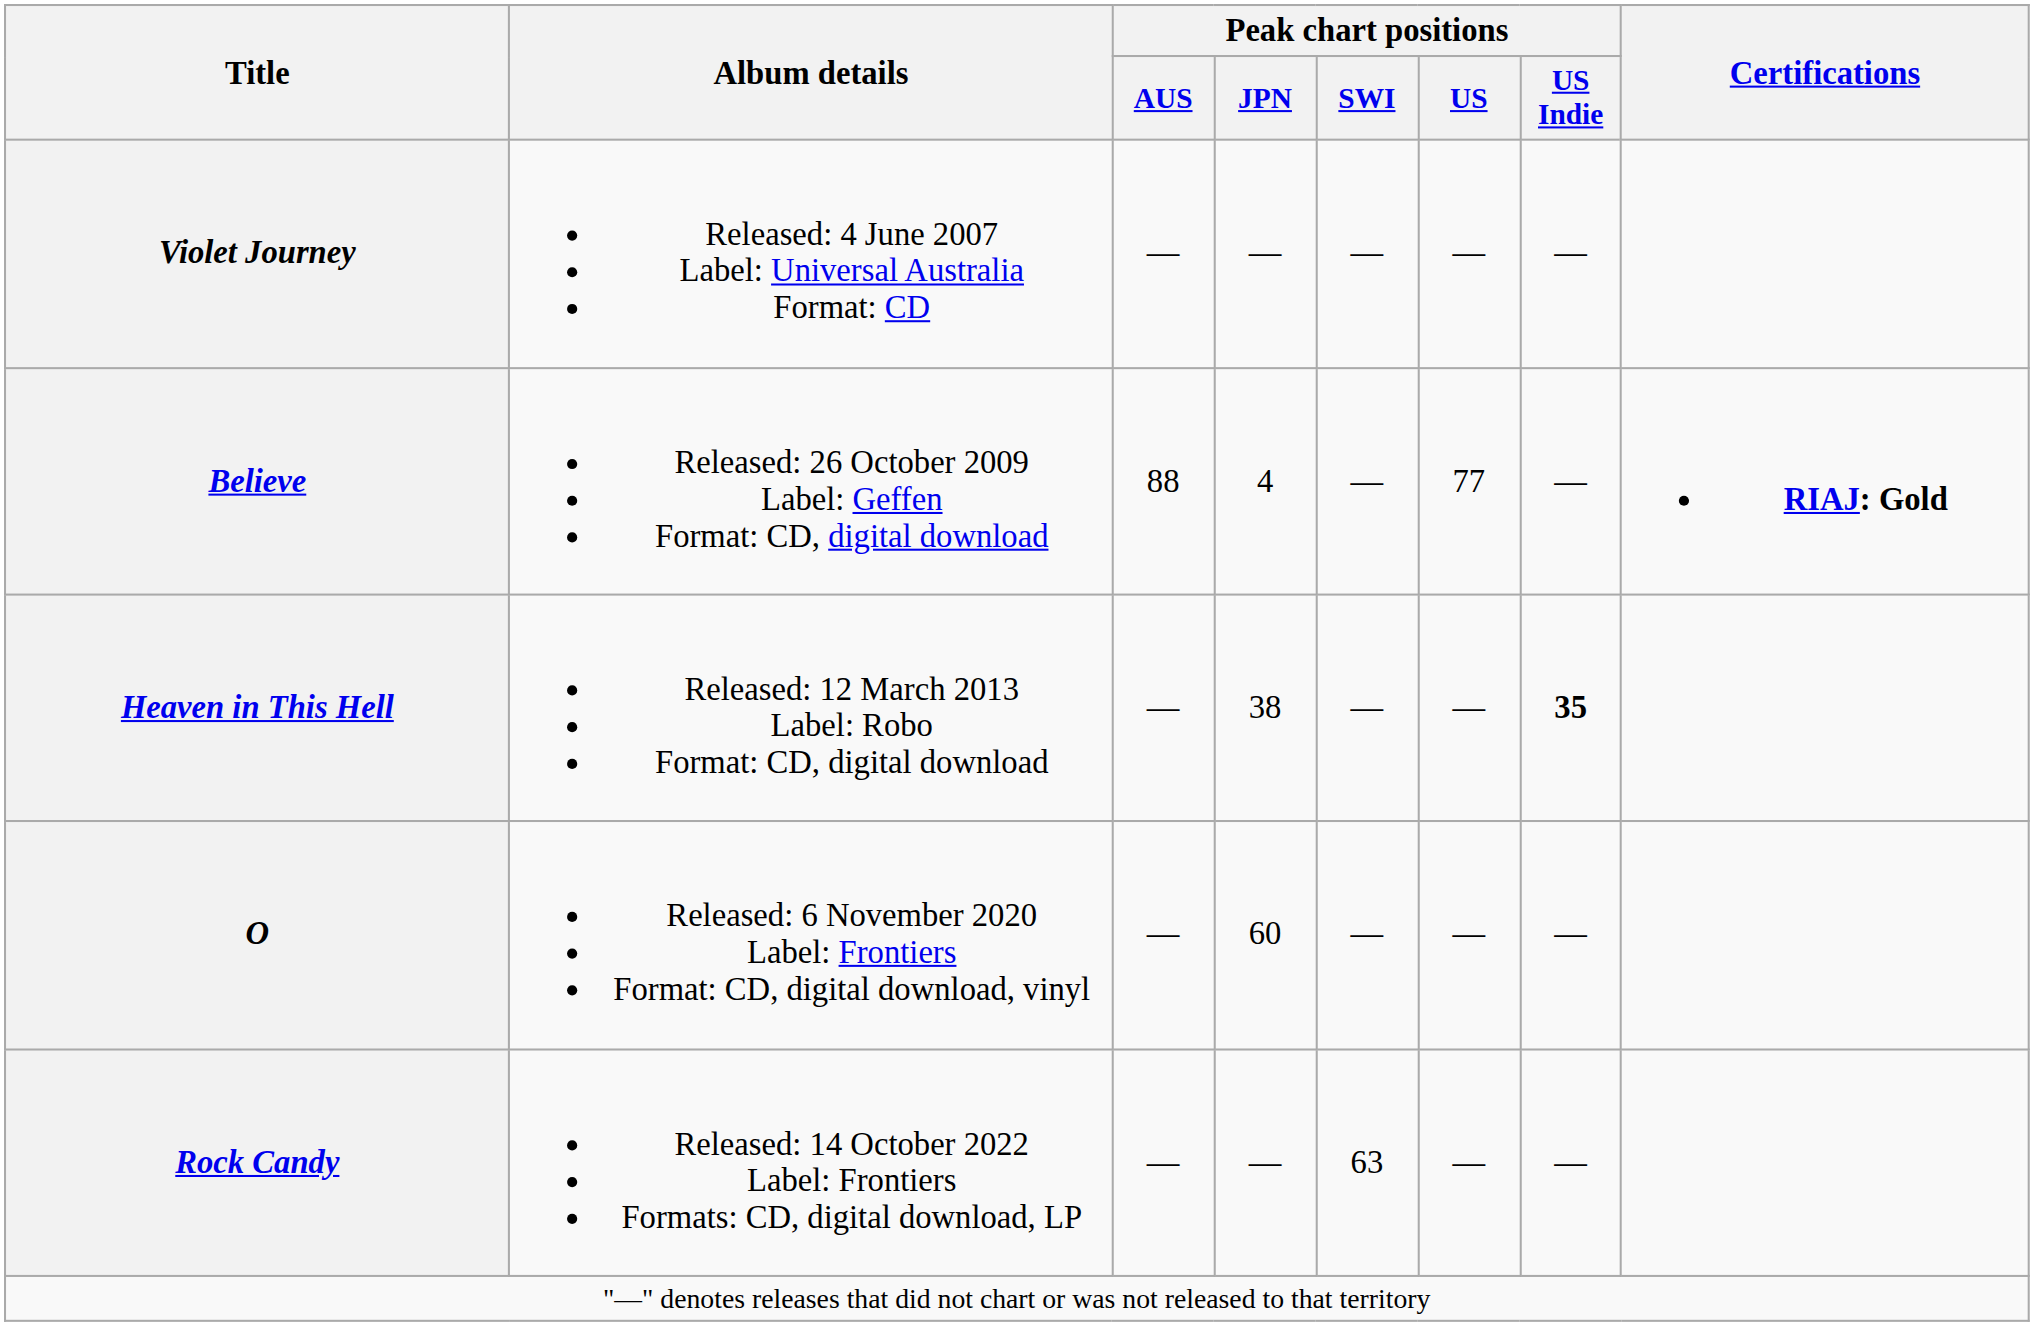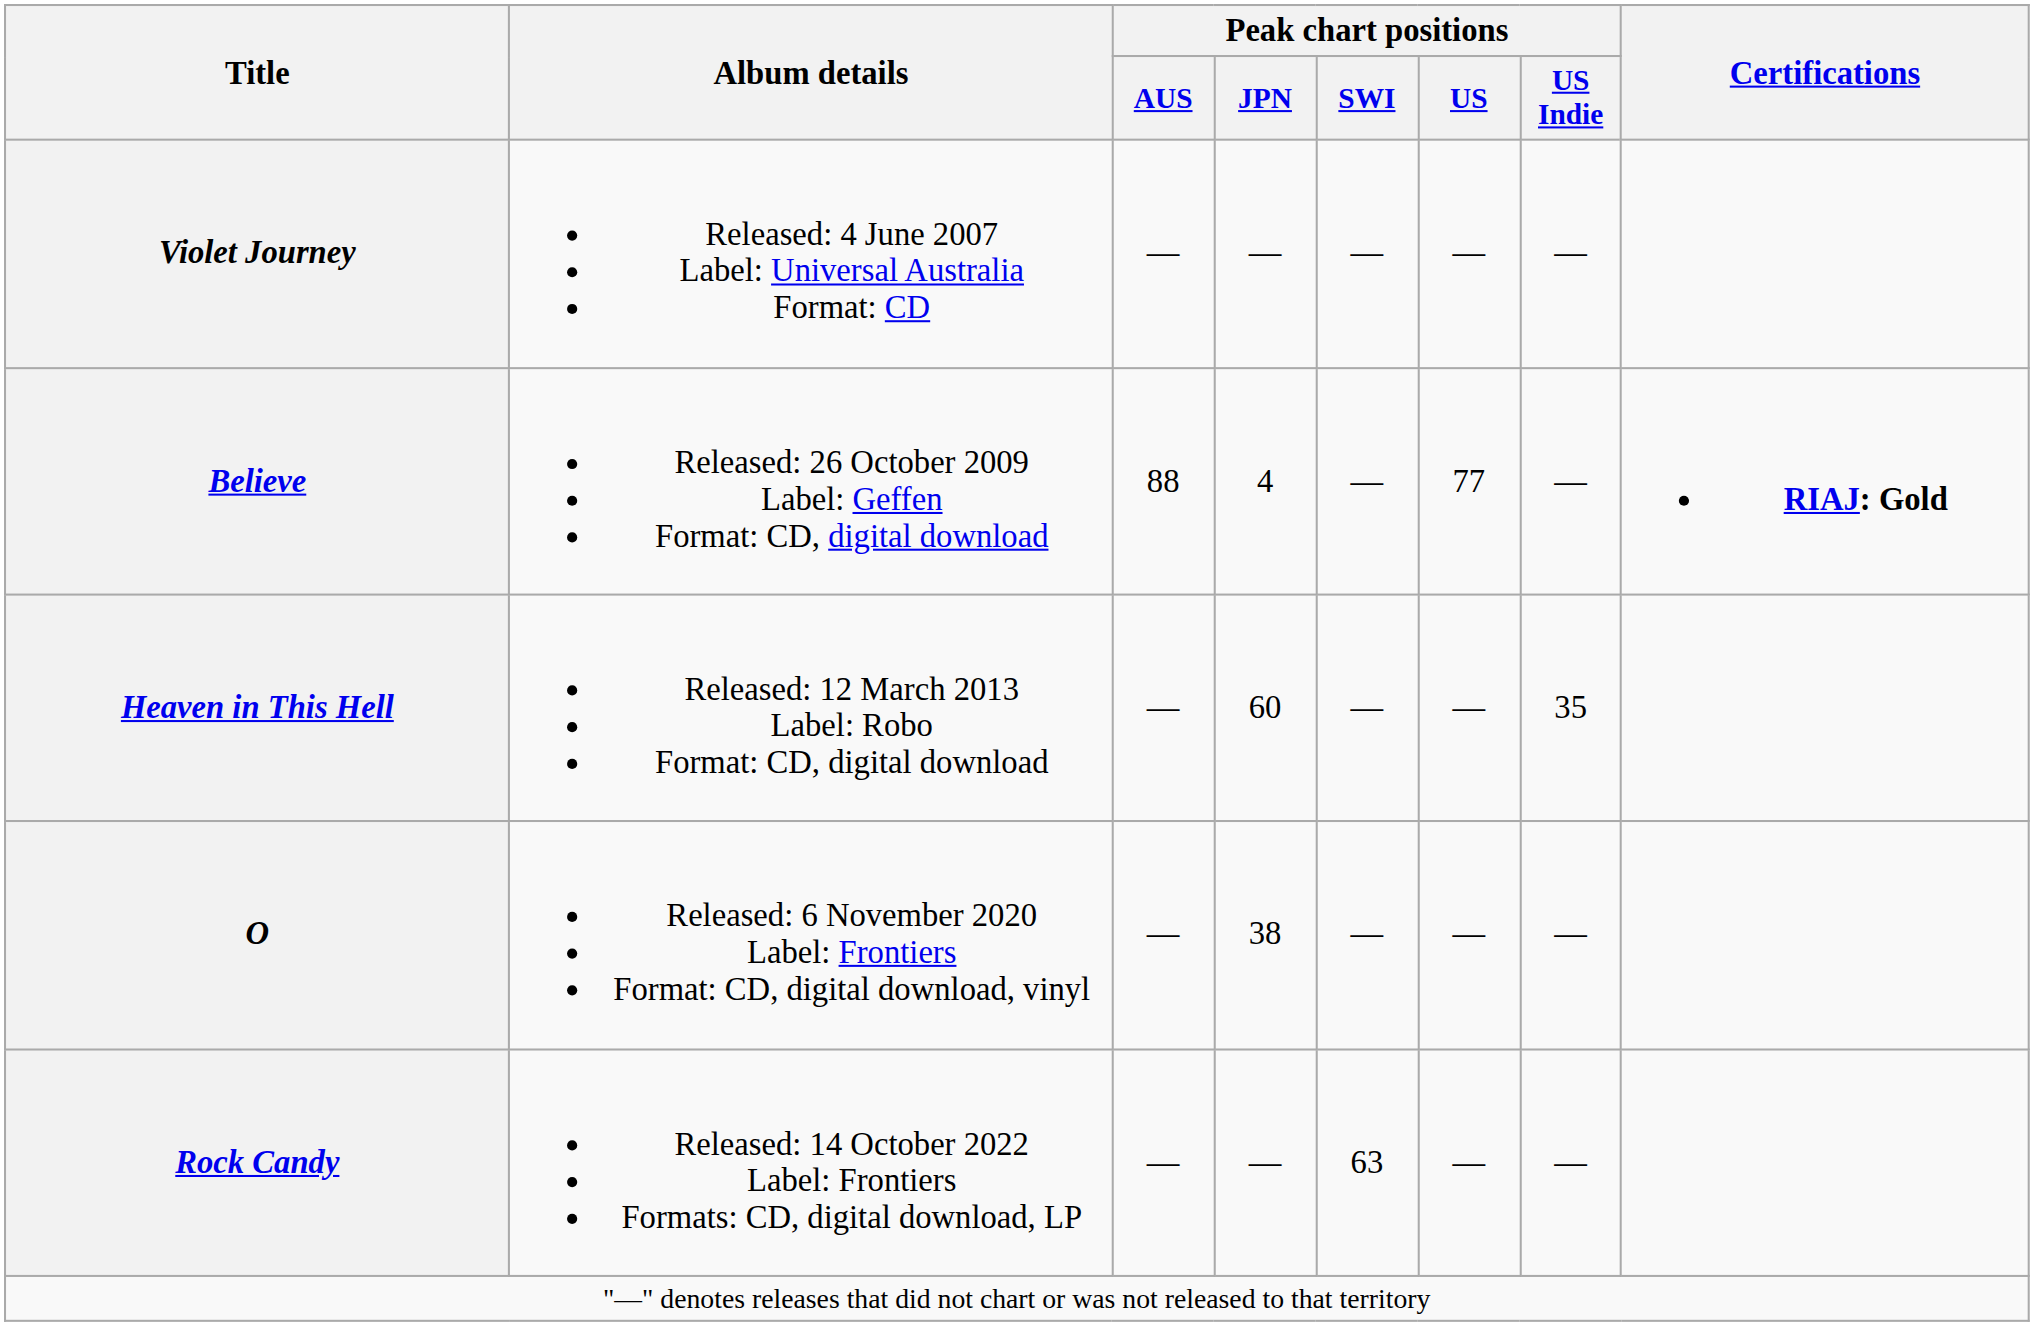(1265, 707) 38 -> (1265, 707) 60
(1571, 707) bold -> (1571, 707) normal
(1265, 934) 60 -> (1265, 934) 38
